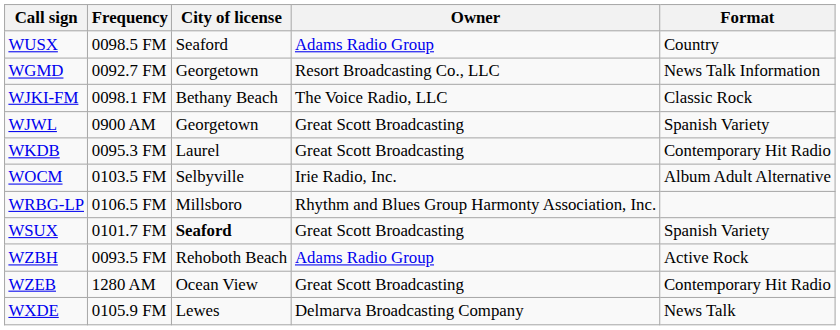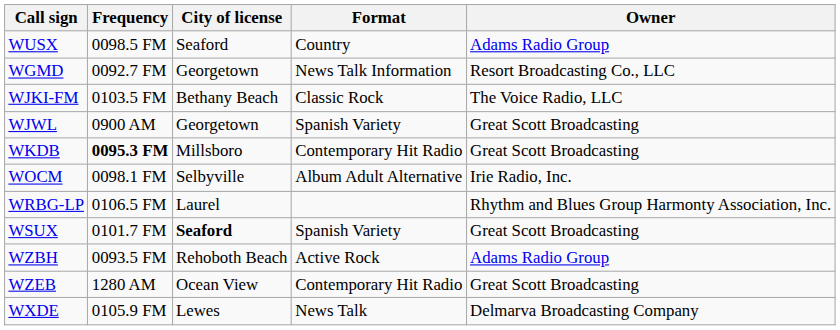columns swapped: (476, 17) <-> (747, 17)
(129, 97) 0098.1 FM -> (129, 97) 0103.5 FM
(129, 151) normal -> (130, 151) bold
(198, 151) Laurel -> (209, 151) Millsboro
(129, 177) 0103.5 FM -> (129, 177) 0098.1 FM
(209, 204) Millsboro -> (198, 204) Laurel
